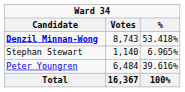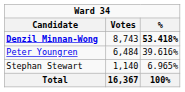(160, 39) normal -> (160, 39) bold
rows swapped: (42, 66) <-> (44, 53)
